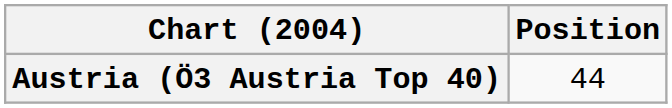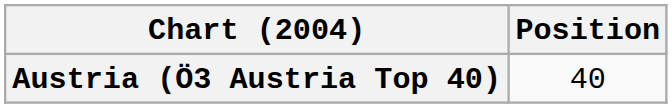(588, 79) 44 -> (588, 79) 40
